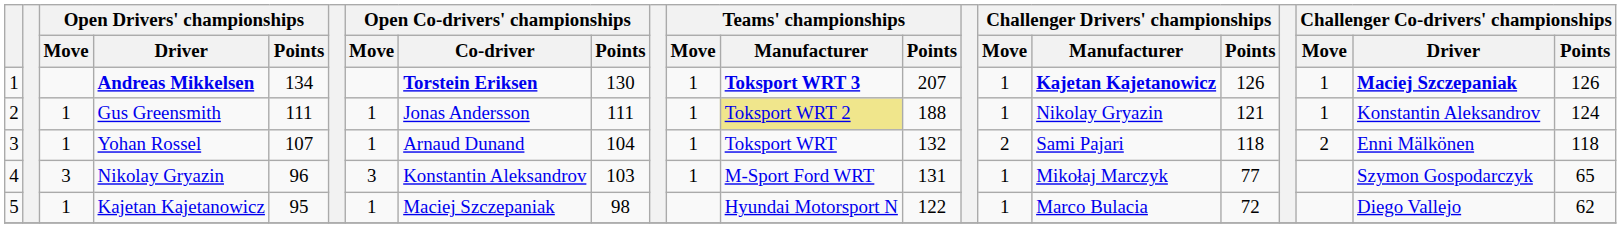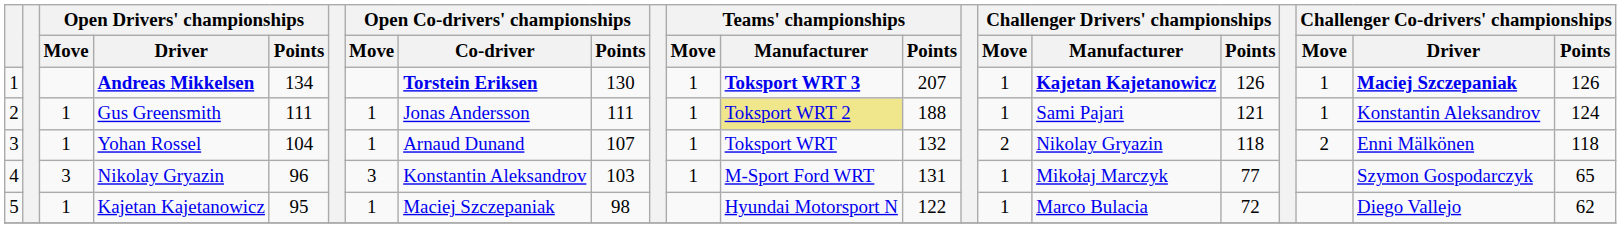(1099, 113) Nikolay Gryazin -> (1080, 113) Sami Pajari
(299, 144) 107 -> (299, 144) 104
(621, 144) 104 -> (621, 144) 107
(1080, 144) Sami Pajari -> (1099, 144) Nikolay Gryazin
